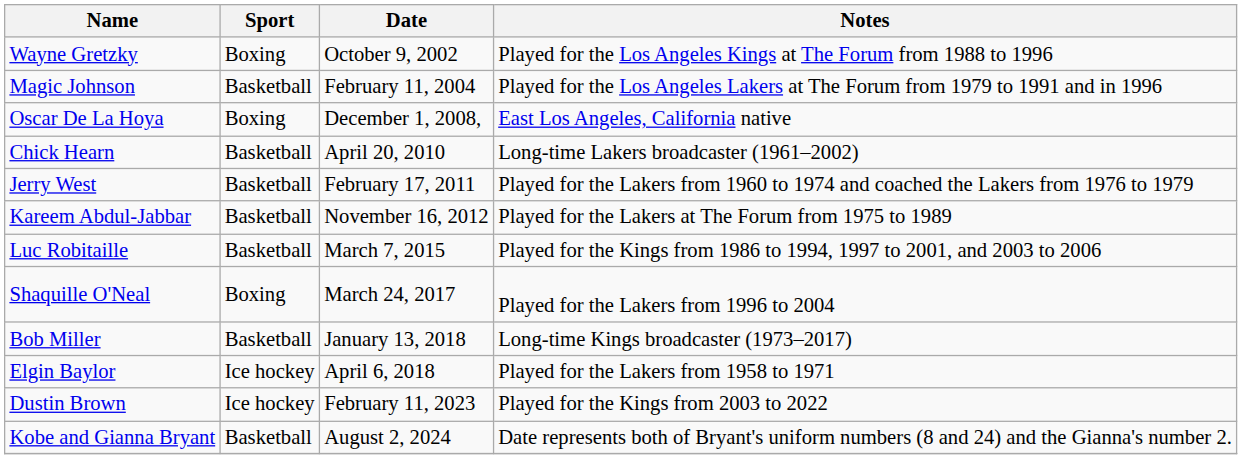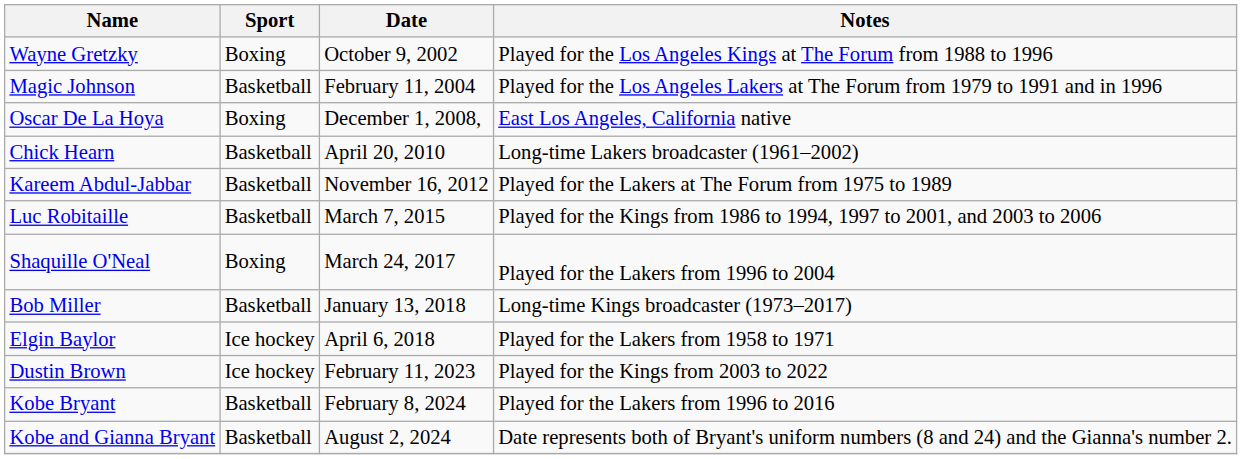- row: (53, 184)
+ row: (62, 404)
